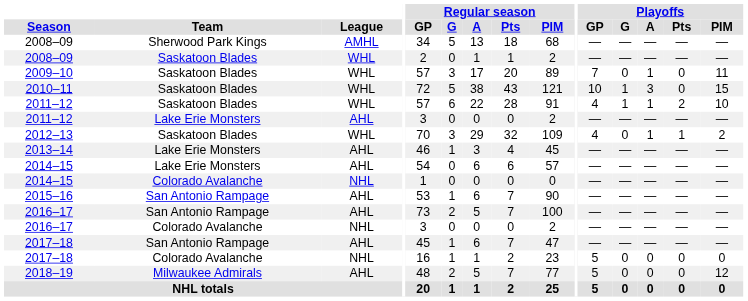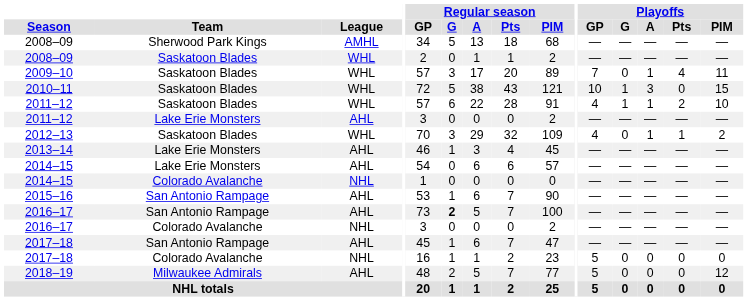(682, 73) 0 -> (682, 73) 4
(452, 212) normal -> (452, 212) bold
